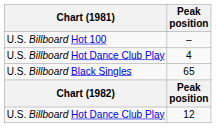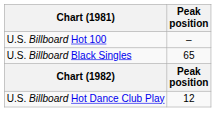- row: (189, 55)
